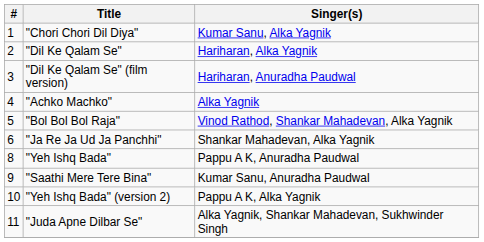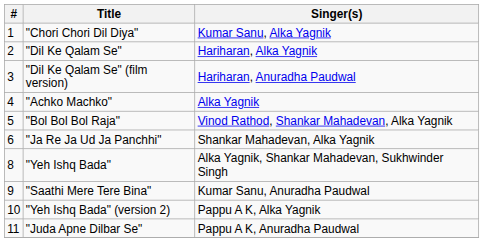(278, 159) Pappu A K, Anuradha Paudwal -> (321, 165) Alka Yagnik, Shankar Mahadevan, Sukhwinder Singh
(321, 222) Alka Yagnik, Shankar Mahadevan, Sukhwinder Singh -> (278, 228) Pappu A K, Anuradha Paudwal
